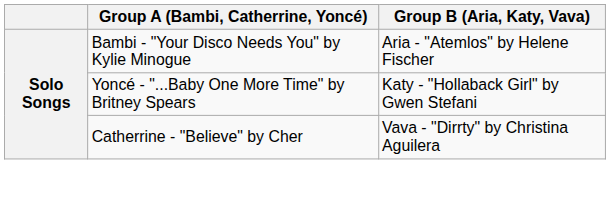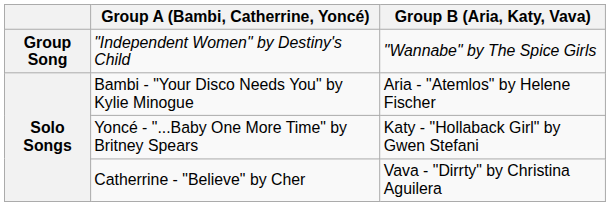+ row: (218, 51)
